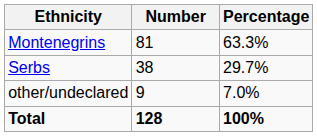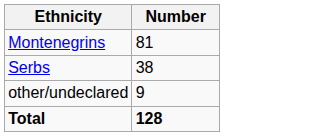- column: (266, 17)
